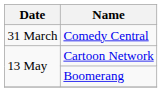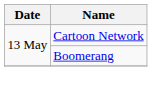- row: (106, 35)
